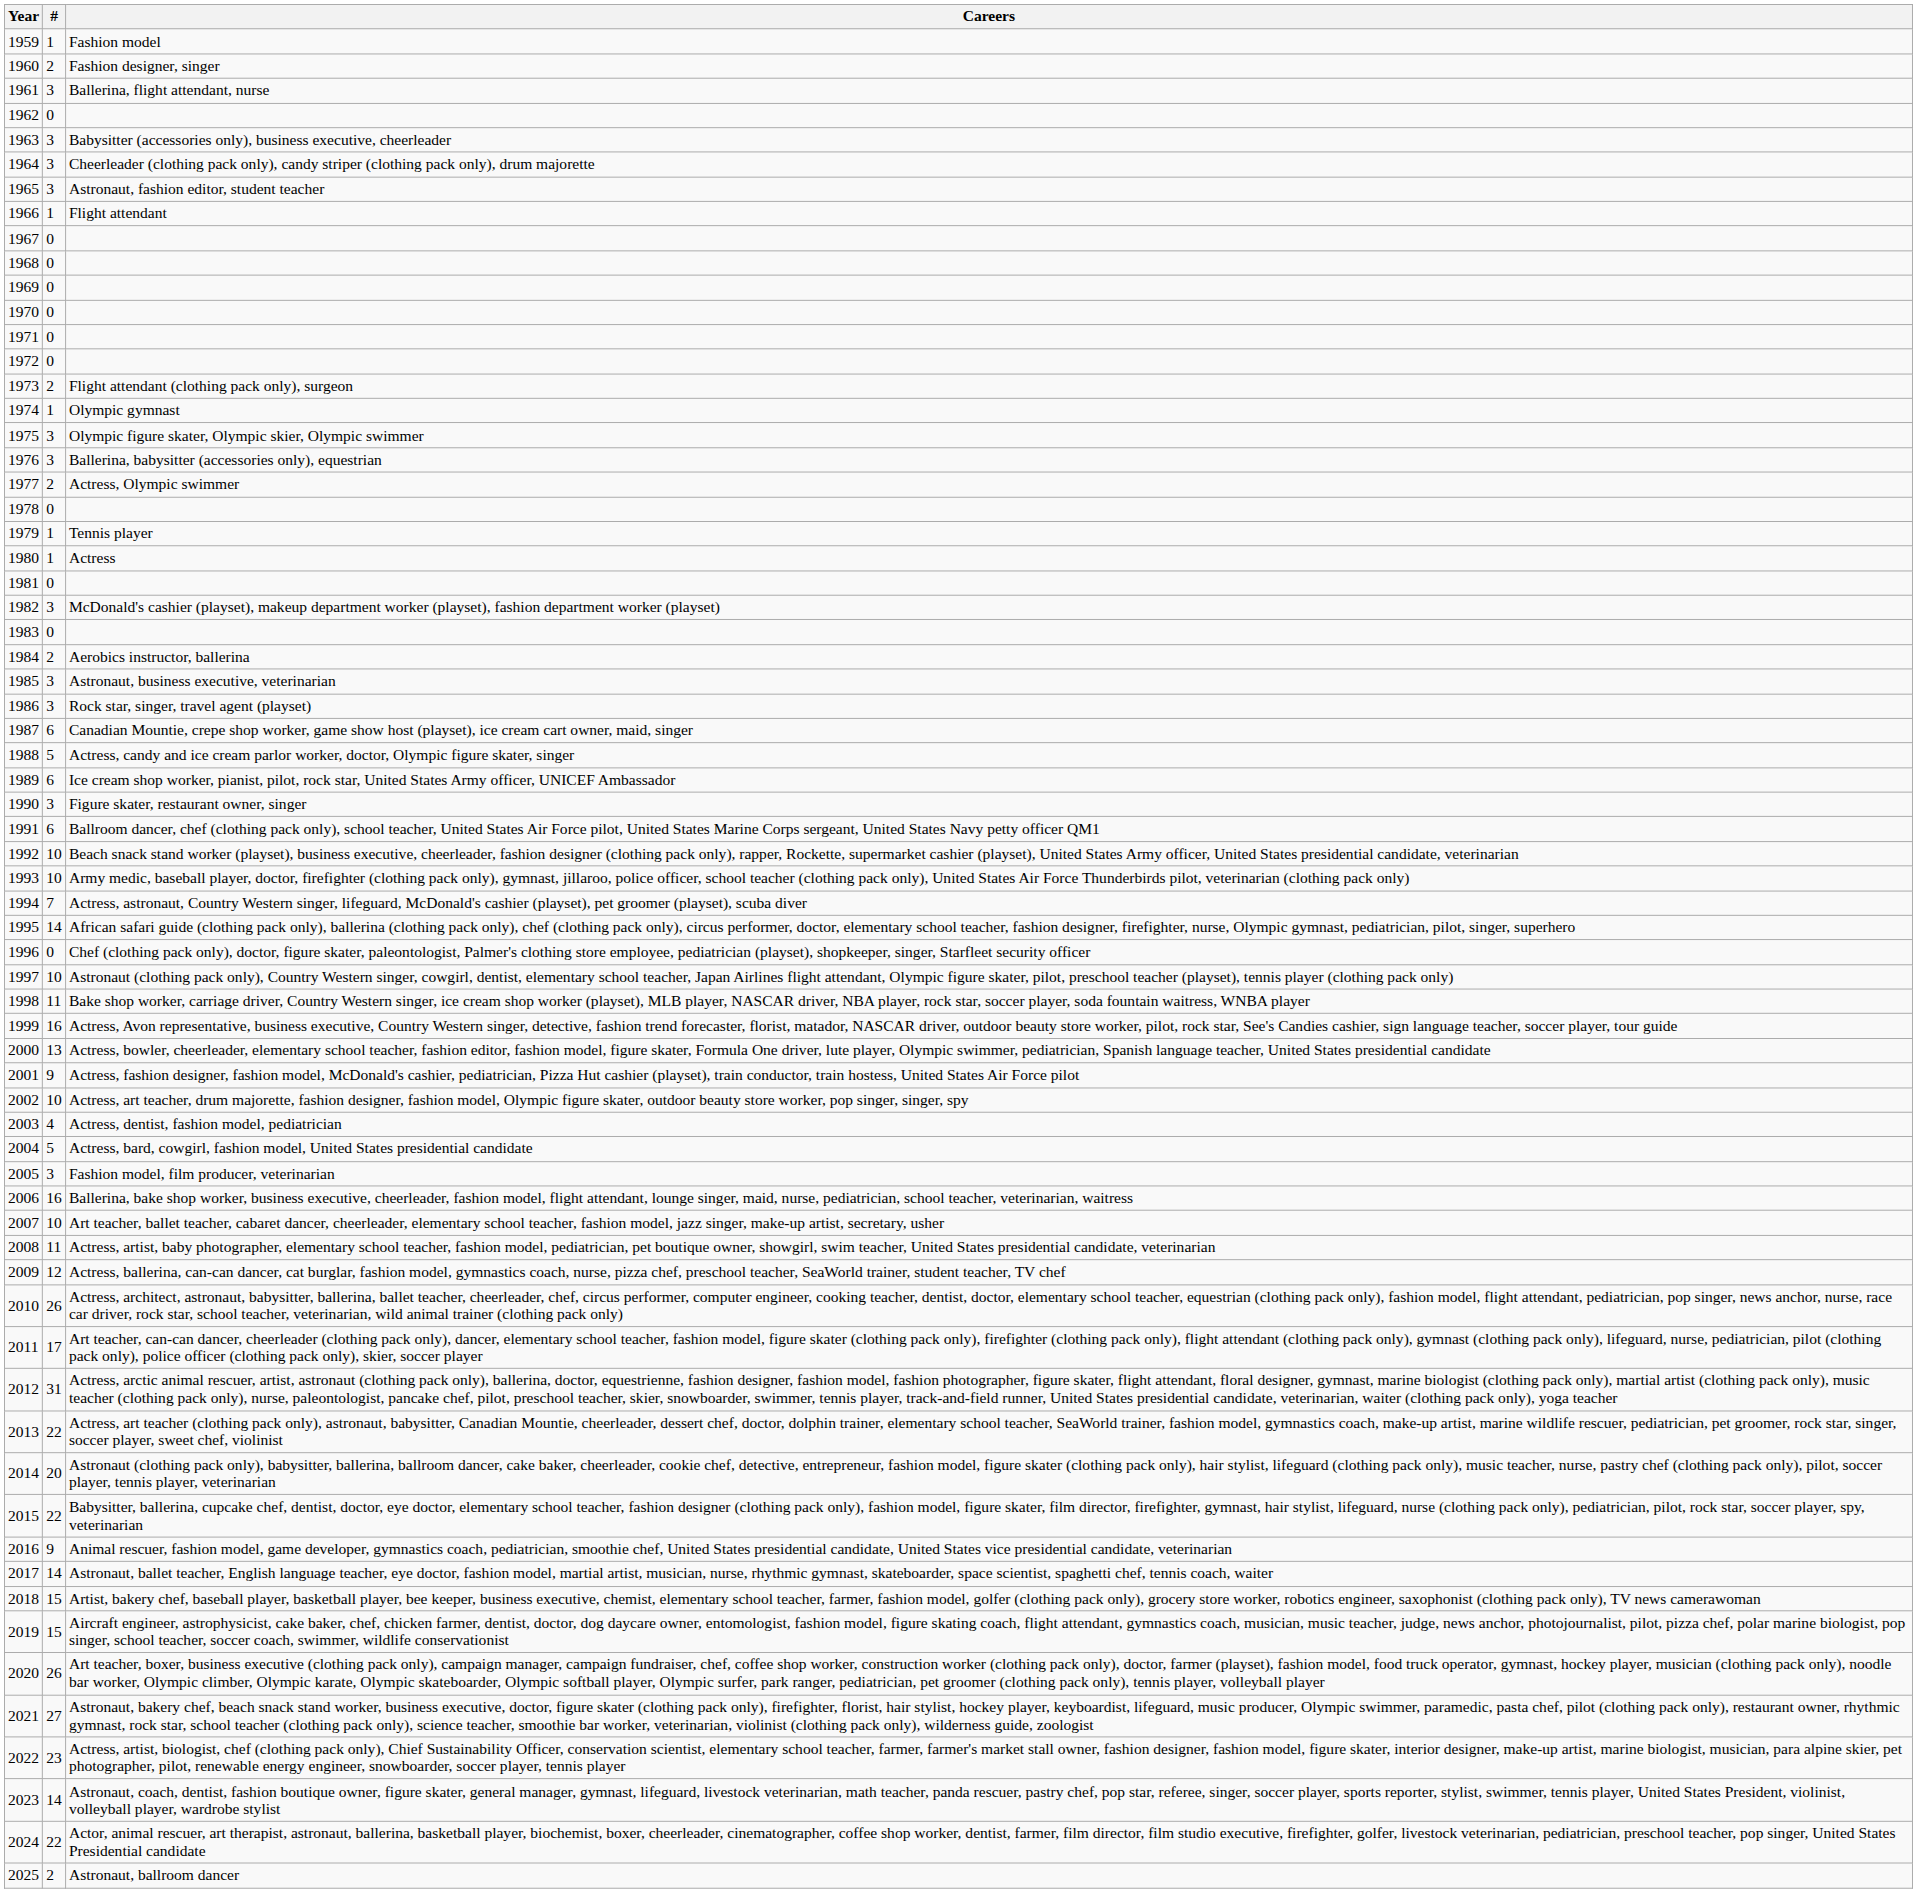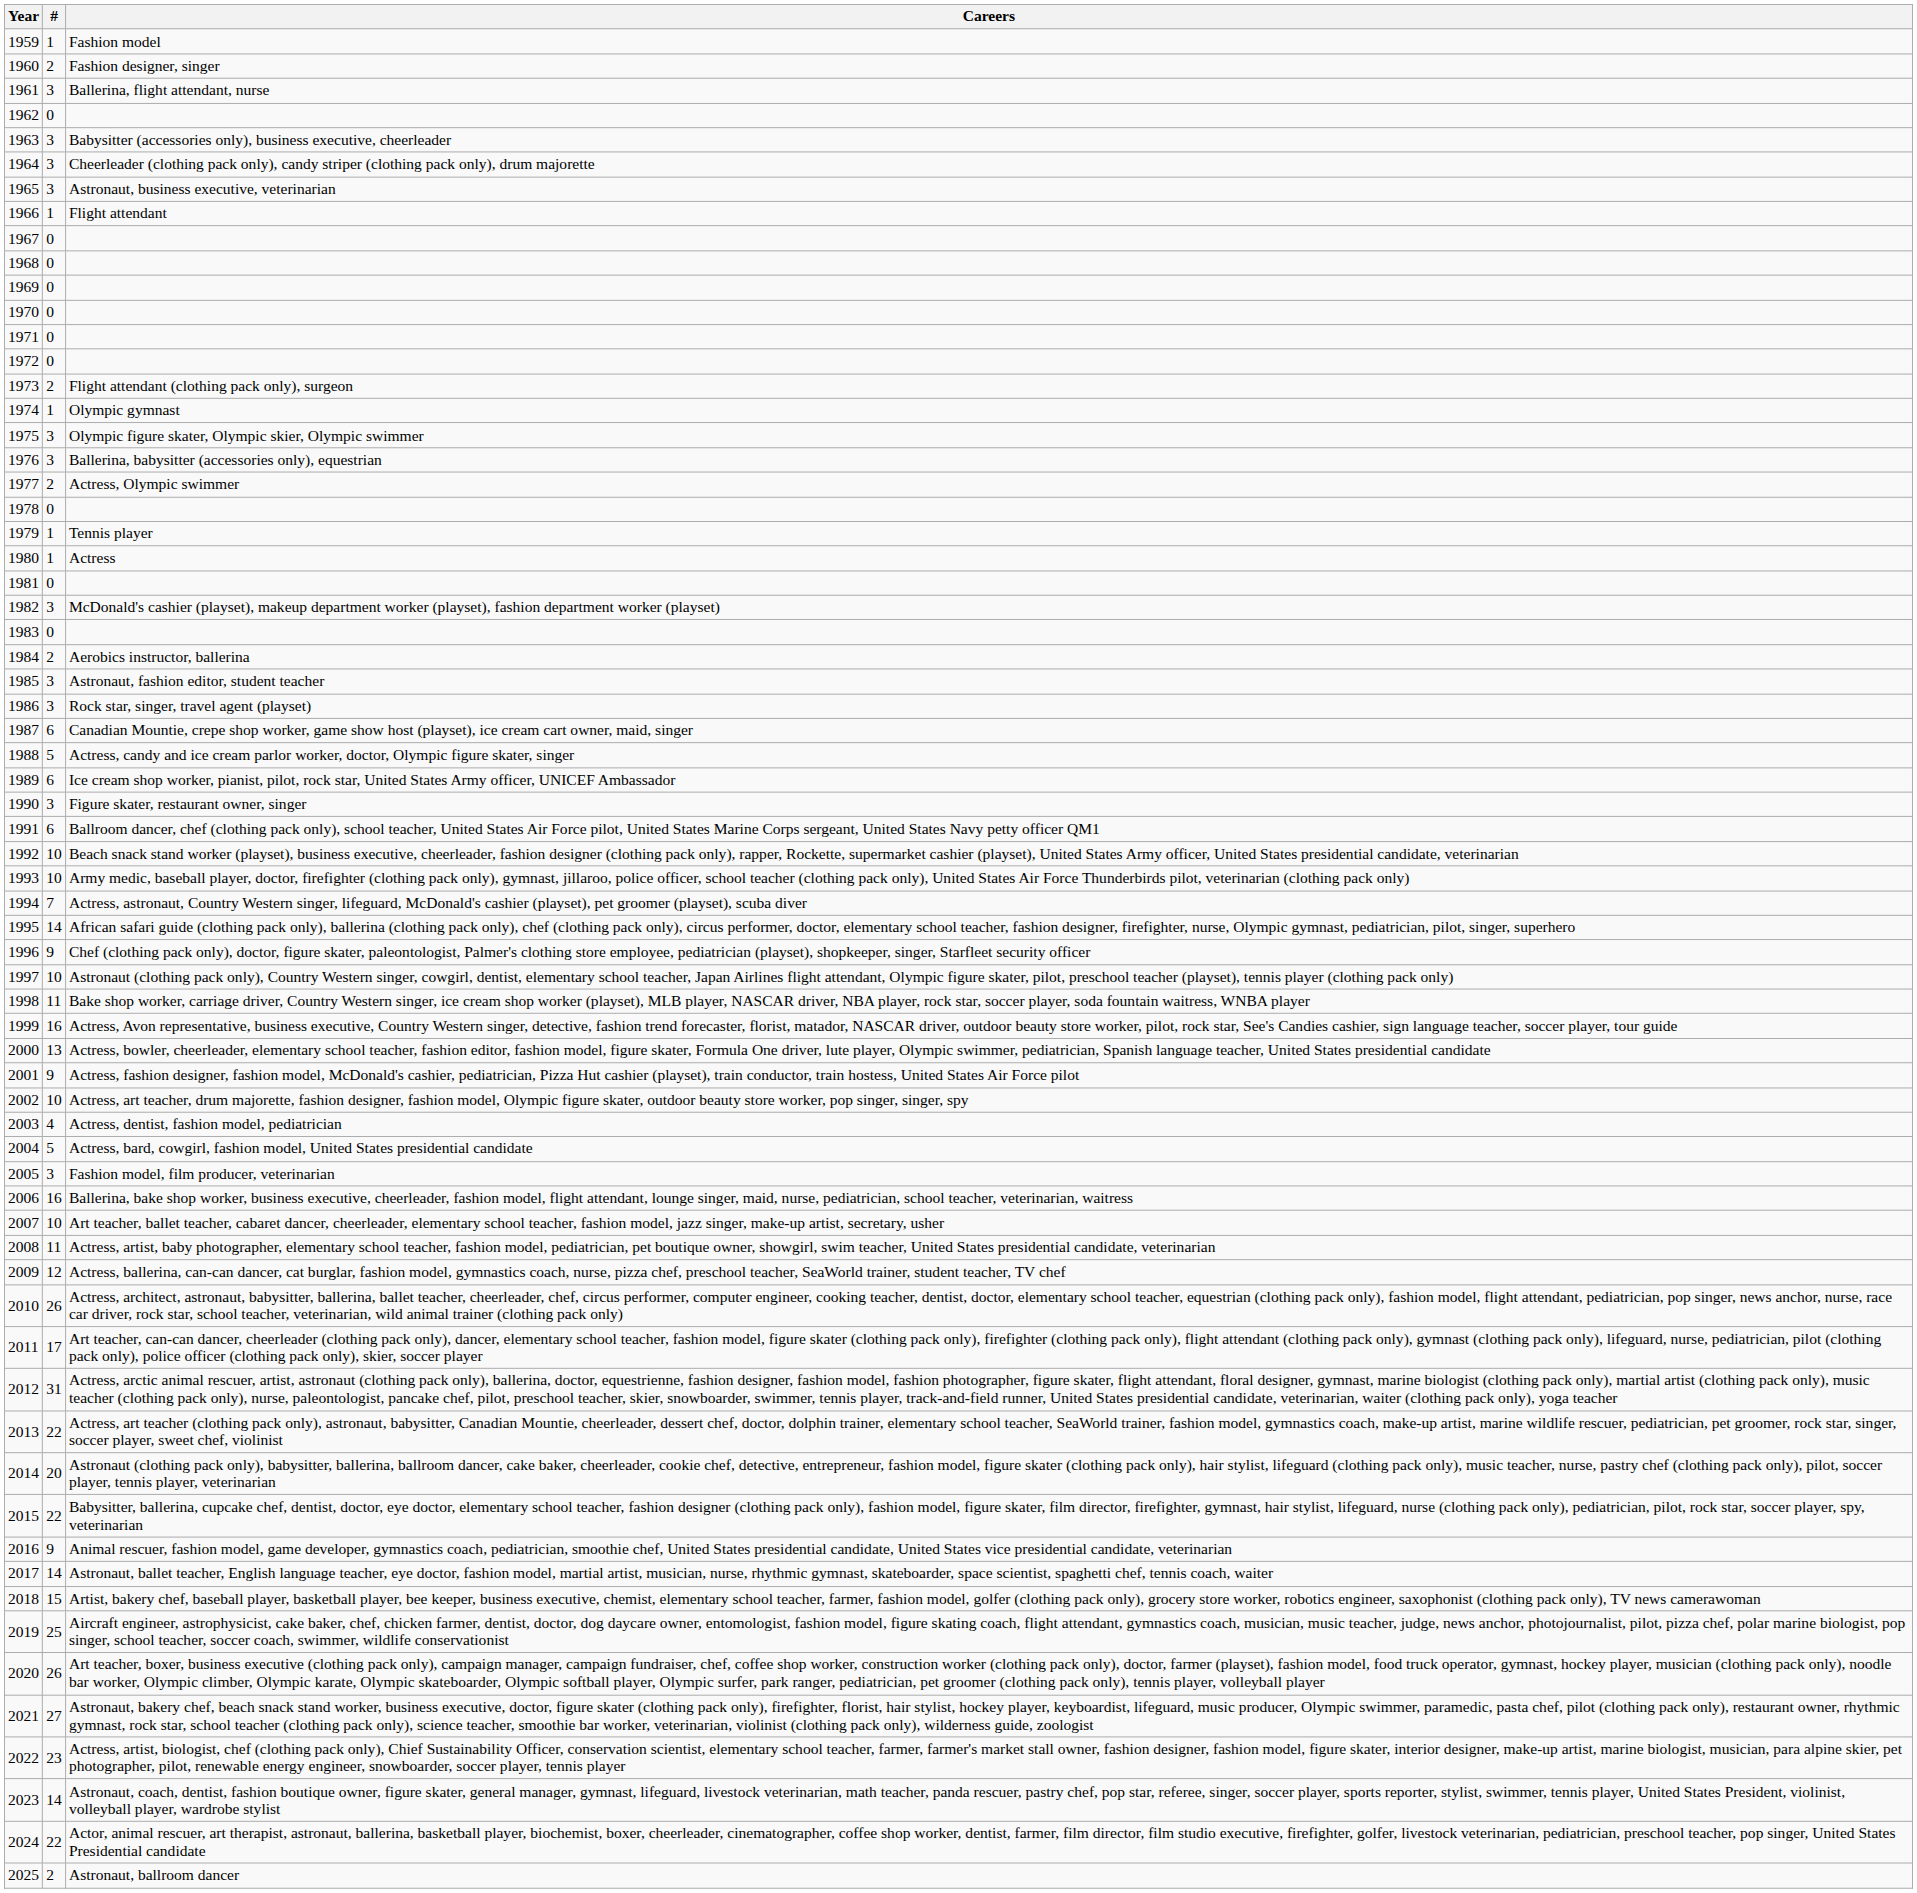(197, 189) Astronaut, fashion editor, student teacher -> (202, 189) Astronaut, business executive, veterinarian
(202, 681) Astronaut, business executive, veterinarian -> (197, 681) Astronaut, fashion editor, student teacher
(50, 952) 0 -> (50, 952) 9
(54, 1631) 15 -> (54, 1631) 25
